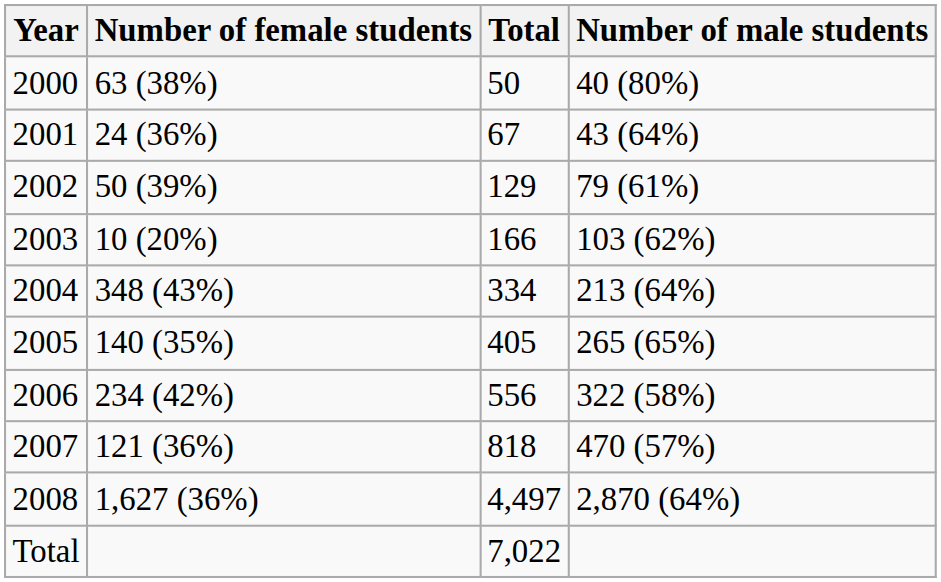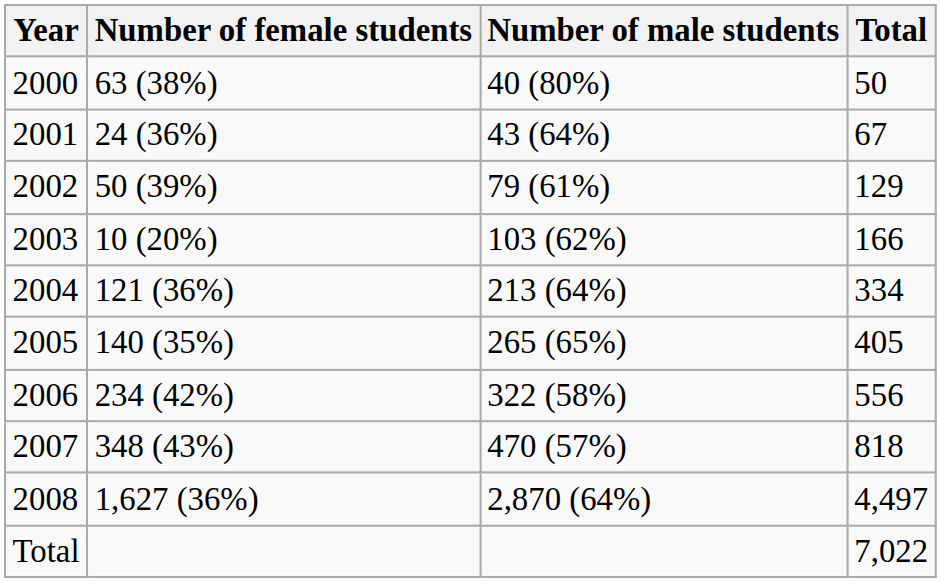columns swapped: (752, 30) <-> (524, 30)
(164, 290) 348 (43%) -> (164, 290) 121 (36%)
(164, 446) 121 (36%) -> (164, 446) 348 (43%)
